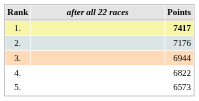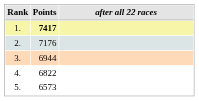columns swapped: (98, 12) <-> (179, 12)
